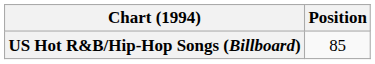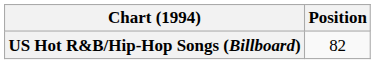(338, 44) 85 -> (338, 44) 82
